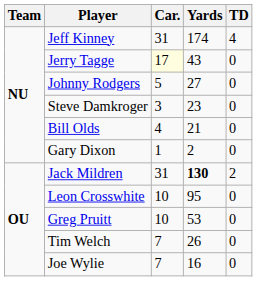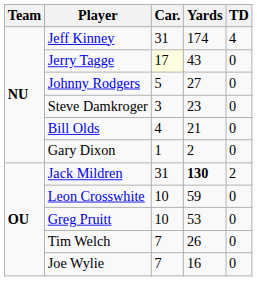(194, 196) 95 -> (194, 196) 59
